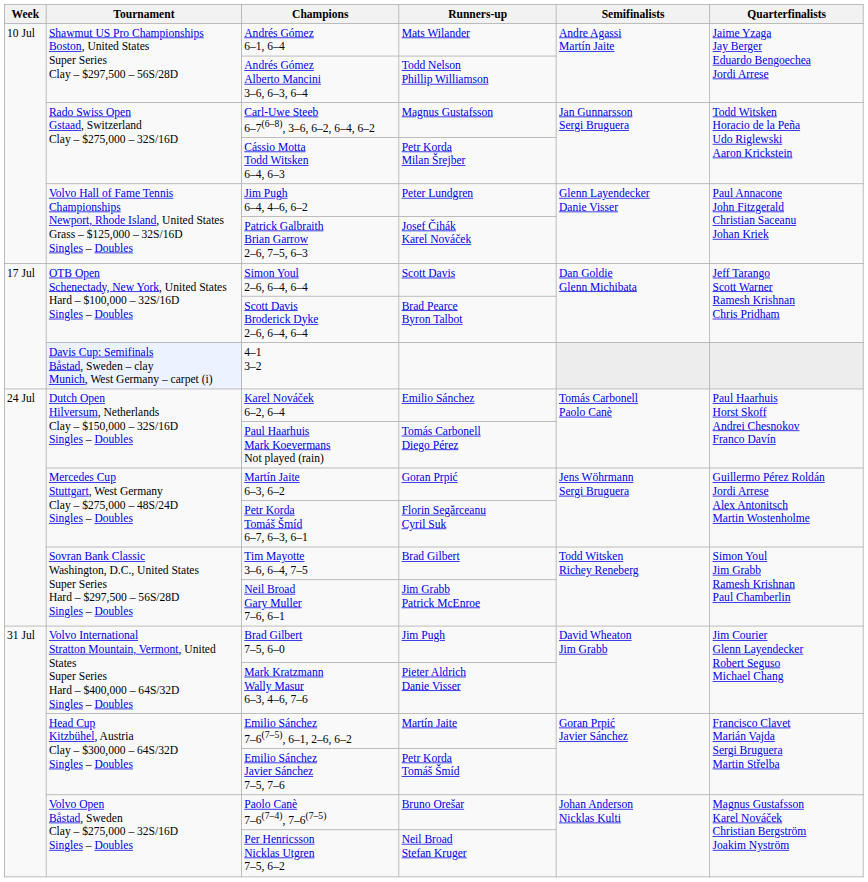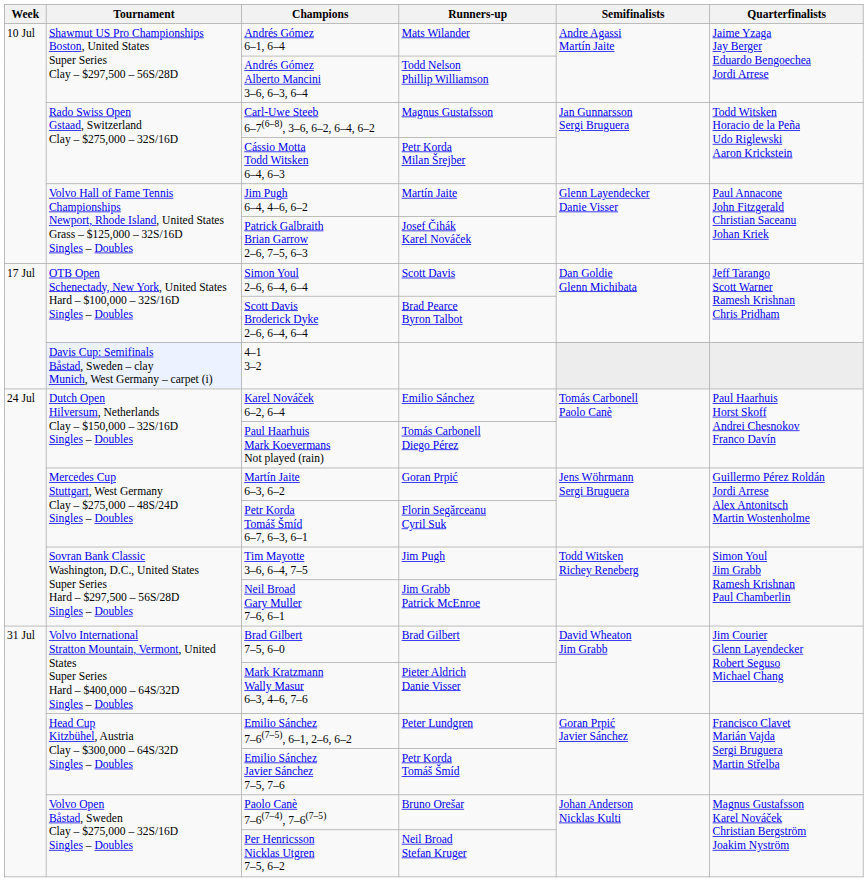(437, 193) Peter Lundgren -> (429, 193) Martín Jaite
(431, 556) Brad Gilbert -> (423, 556) Jim Pugh
(423, 635) Jim Pugh -> (431, 635) Brad Gilbert
(429, 723) Martín Jaite -> (437, 723) Peter Lundgren
